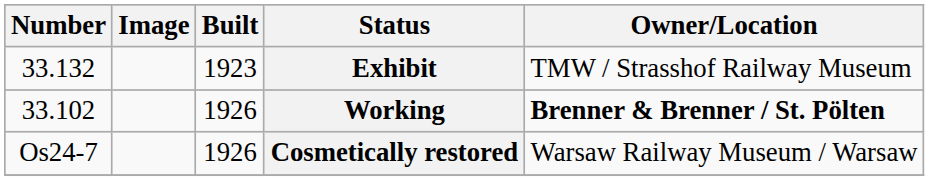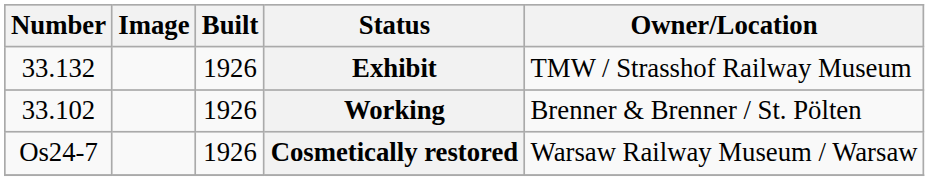(230, 68) 1923 -> (230, 68) 1926
(708, 110) bold -> (696, 110) normal
